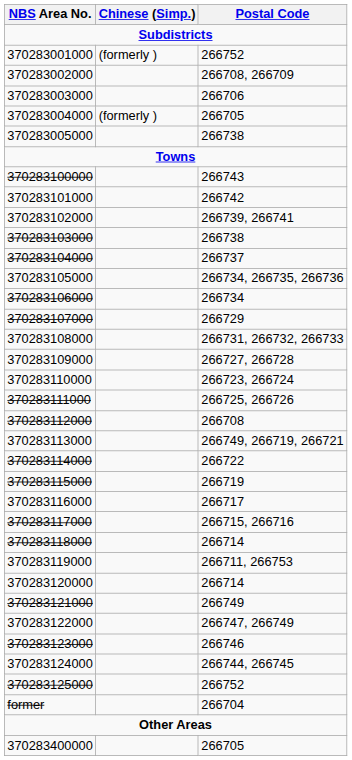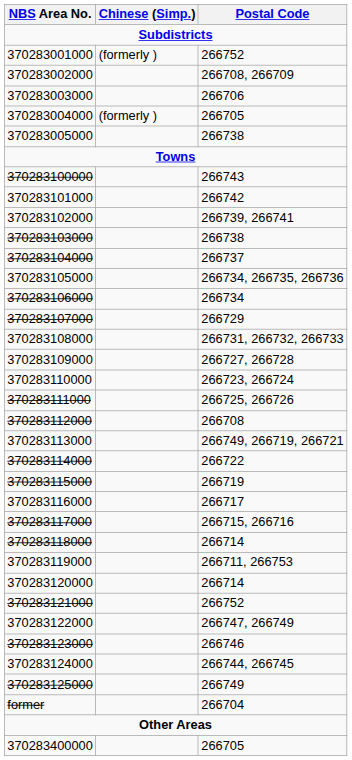(223, 603) 266749 -> (223, 603) 266752
(223, 684) 266752 -> (223, 684) 266749
